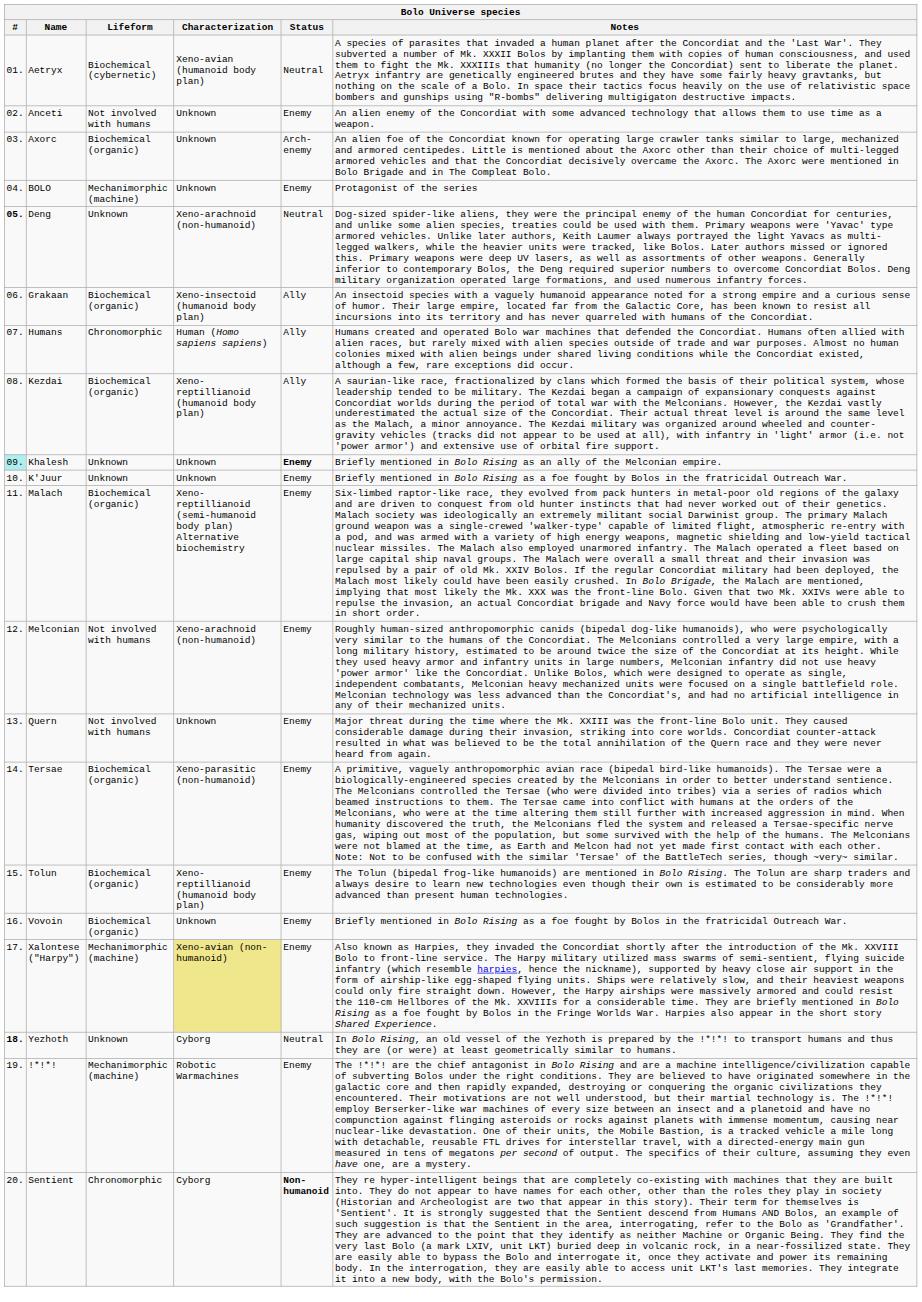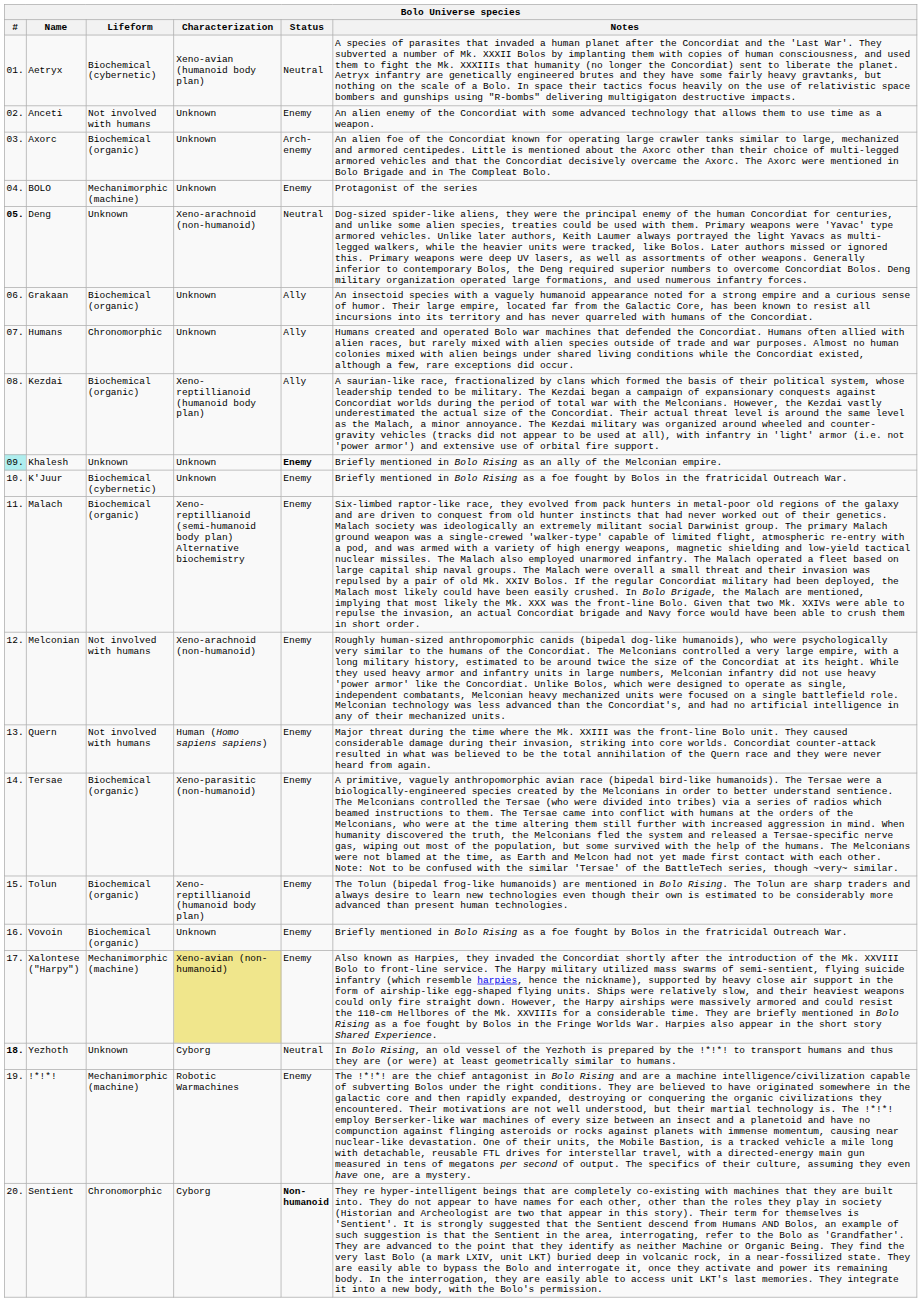(216, 307) Xeno-insectoid (humanoid body plan) -> (196, 296) Unknown
(222, 338) Human (Homo sapiens sapiens) -> (196, 333) Unknown
(108, 478) Unknown -> (122, 483) Biochemical (cybernetic)
(196, 721) Unknown -> (222, 738) Human (Homo sapiens sapiens)
